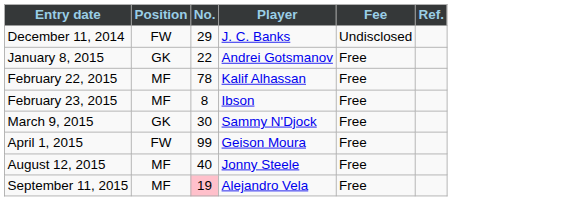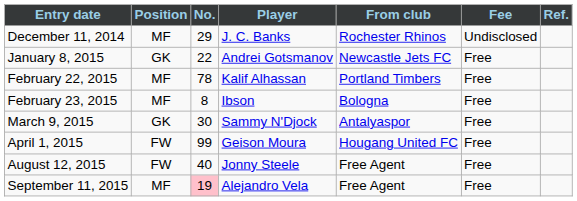+ column: (398, 15)
(161, 36) FW -> (161, 36) MF
(161, 164) MF -> (161, 164) FW
